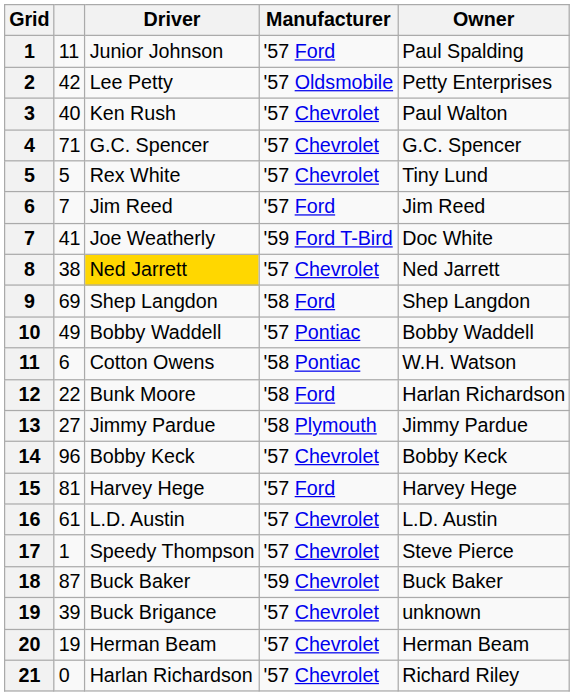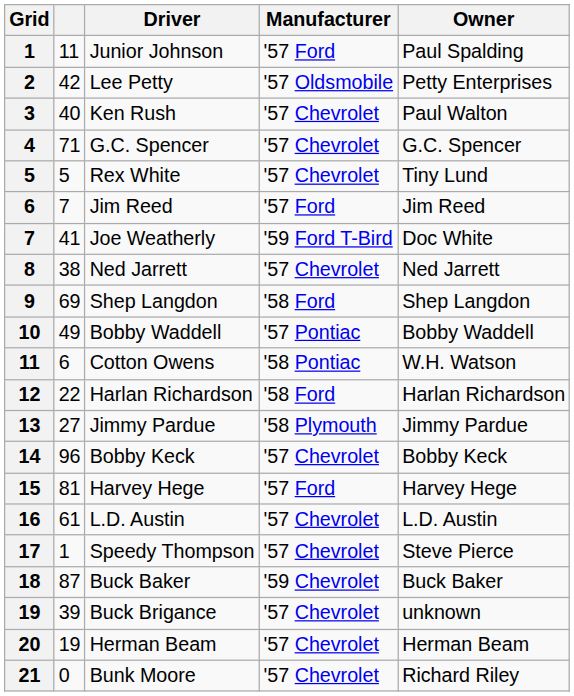(138, 269) gold background -> (138, 269) no background
(143, 394) Bunk Moore -> (171, 394) Harlan Richardson
(171, 675) Harlan Richardson -> (143, 675) Bunk Moore
